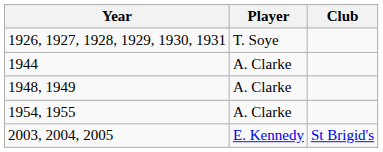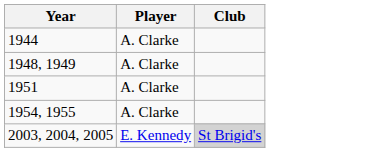- row: (117, 40)
+ row: (23, 87)
(343, 135) no background -> (230, 135) lightgrey background
